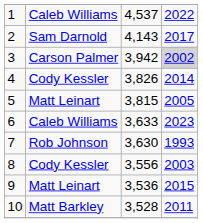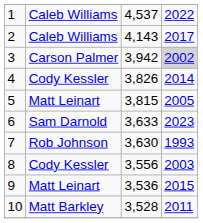(68, 36) Sam Darnold -> (73, 36) Caleb Williams
(73, 121) Caleb Williams -> (68, 121) Sam Darnold
